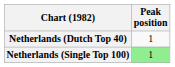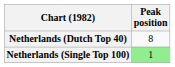(151, 39) 1 -> (151, 39) 8
